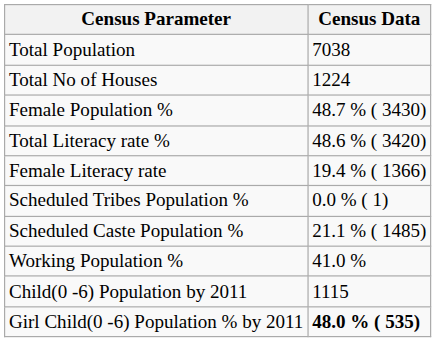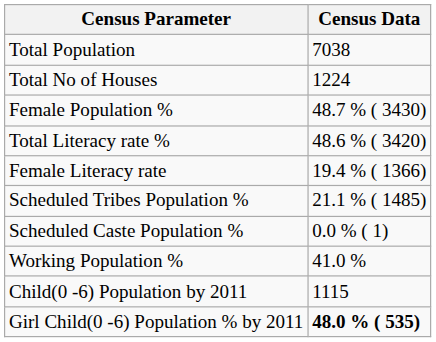(350, 200) 0.0 % ( 1) -> (369, 200) 21.1 % ( 1485)
(369, 230) 21.1 % ( 1485) -> (350, 230) 0.0 % ( 1)
